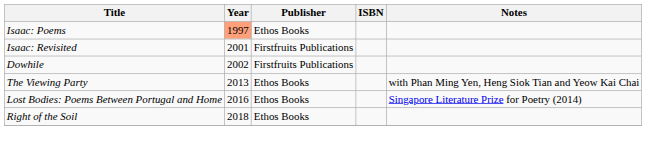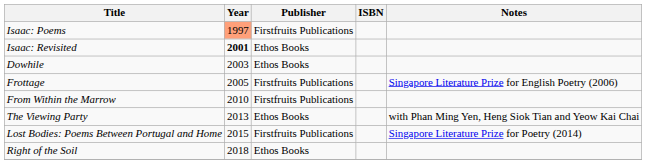(281, 30) Ethos Books -> (304, 30) Firstfruits Publications
(238, 47) normal -> (238, 47) bold
(304, 47) Firstfruits Publications -> (281, 47) Ethos Books
(238, 64) 2002 -> (238, 64) 2003
(304, 64) Firstfruits Publications -> (281, 64) Ethos Books
+ row: (26, 82)
+ row: (61, 99)
(238, 99) 2016 -> (238, 133) 2015
(281, 99) Ethos Books -> (304, 133) Firstfruits Publications
